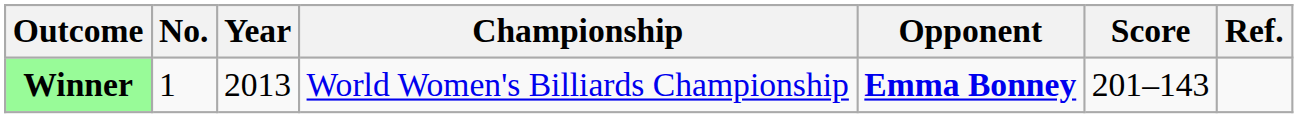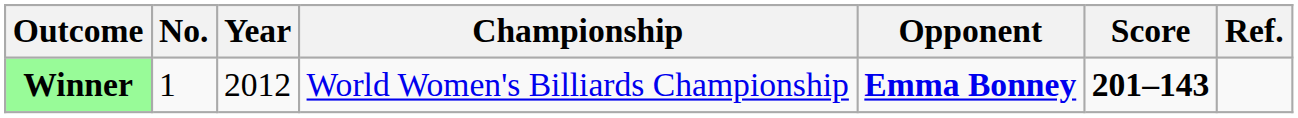(257, 84) 2013 -> (257, 84) 2012
(1151, 84) normal -> (1151, 84) bold
